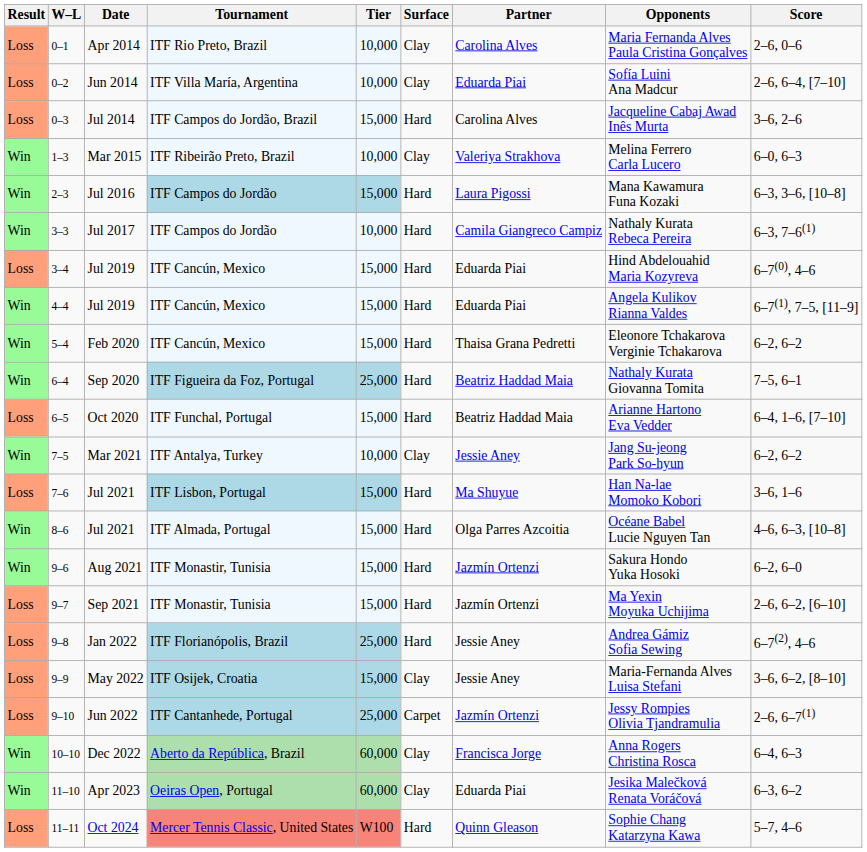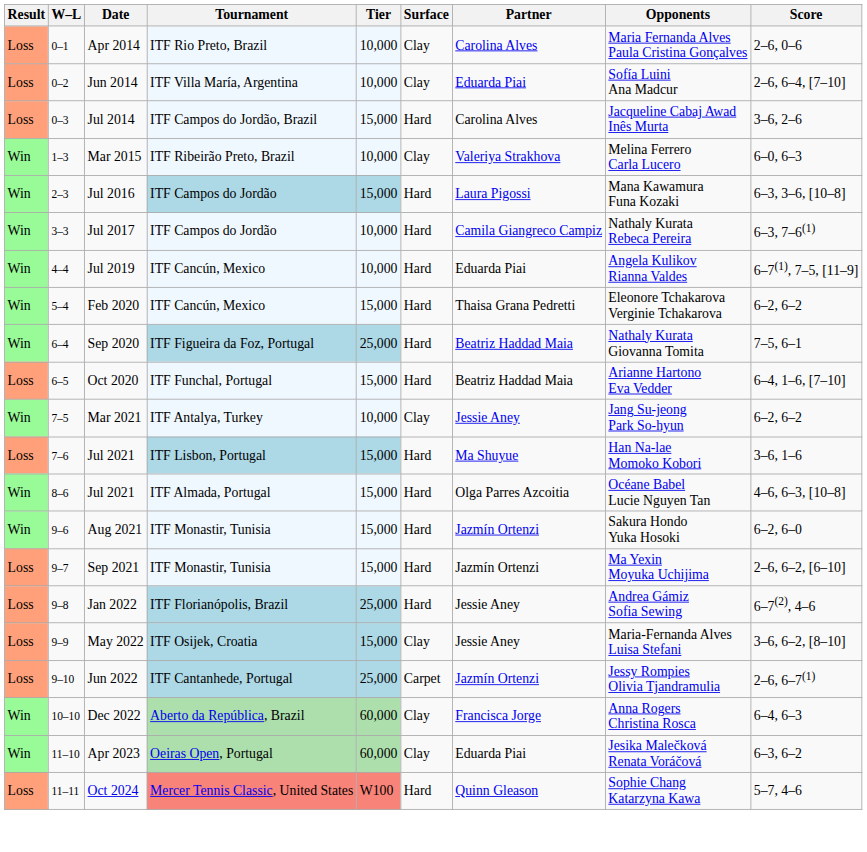- row: (60, 269)
(379, 306) 15,000 -> (379, 268) 10,000
